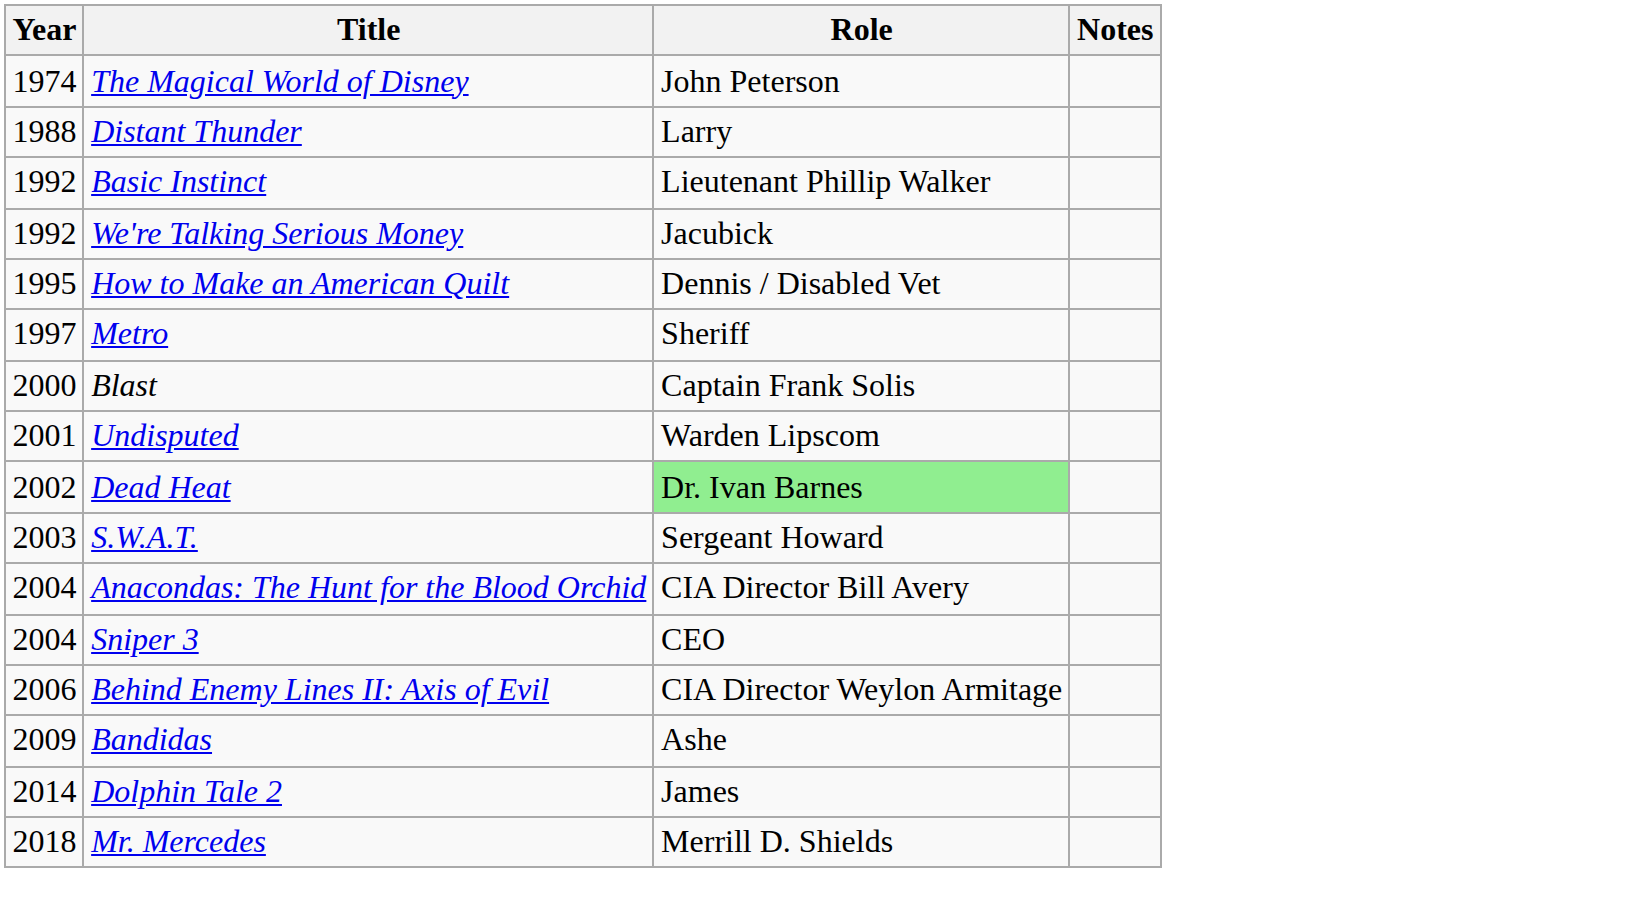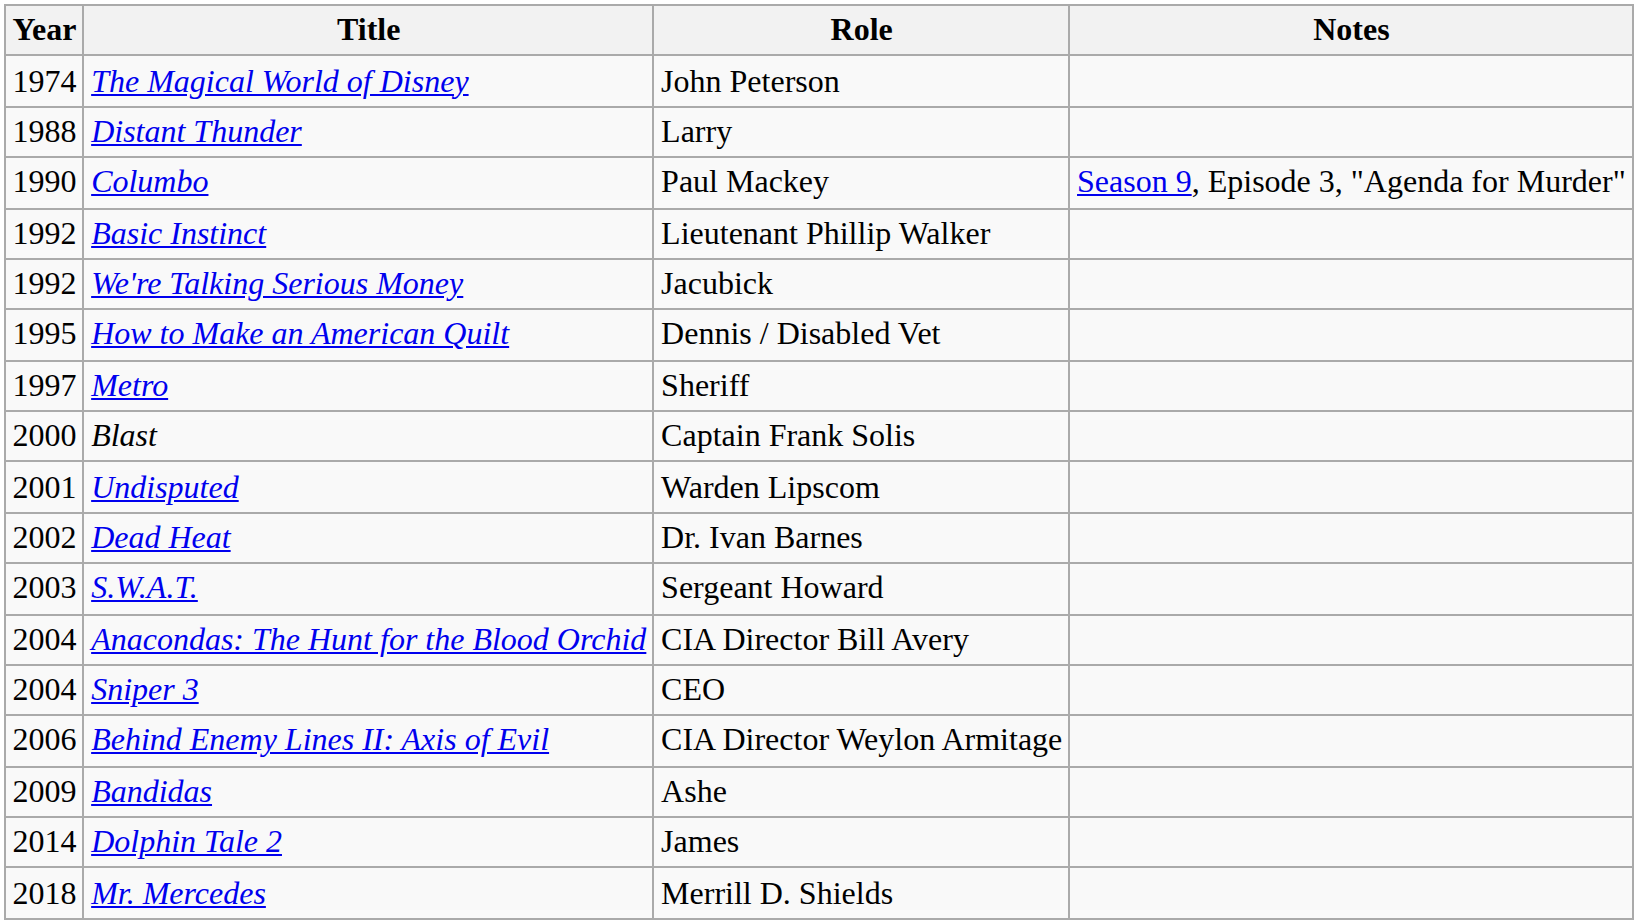+ row: (150, 182)
(762, 486) lightgreen background -> (762, 537) no background
